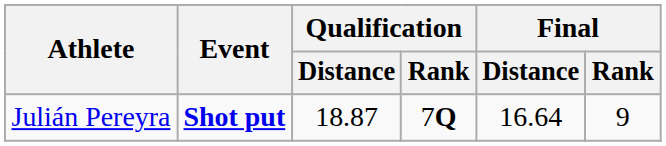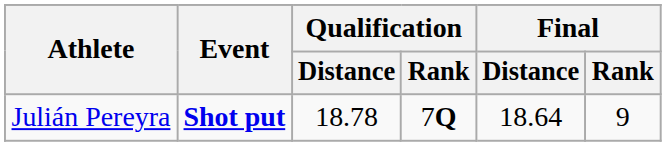(347, 117) 18.87 -> (347, 117) 18.78
(531, 117) 16.64 -> (531, 117) 18.64
